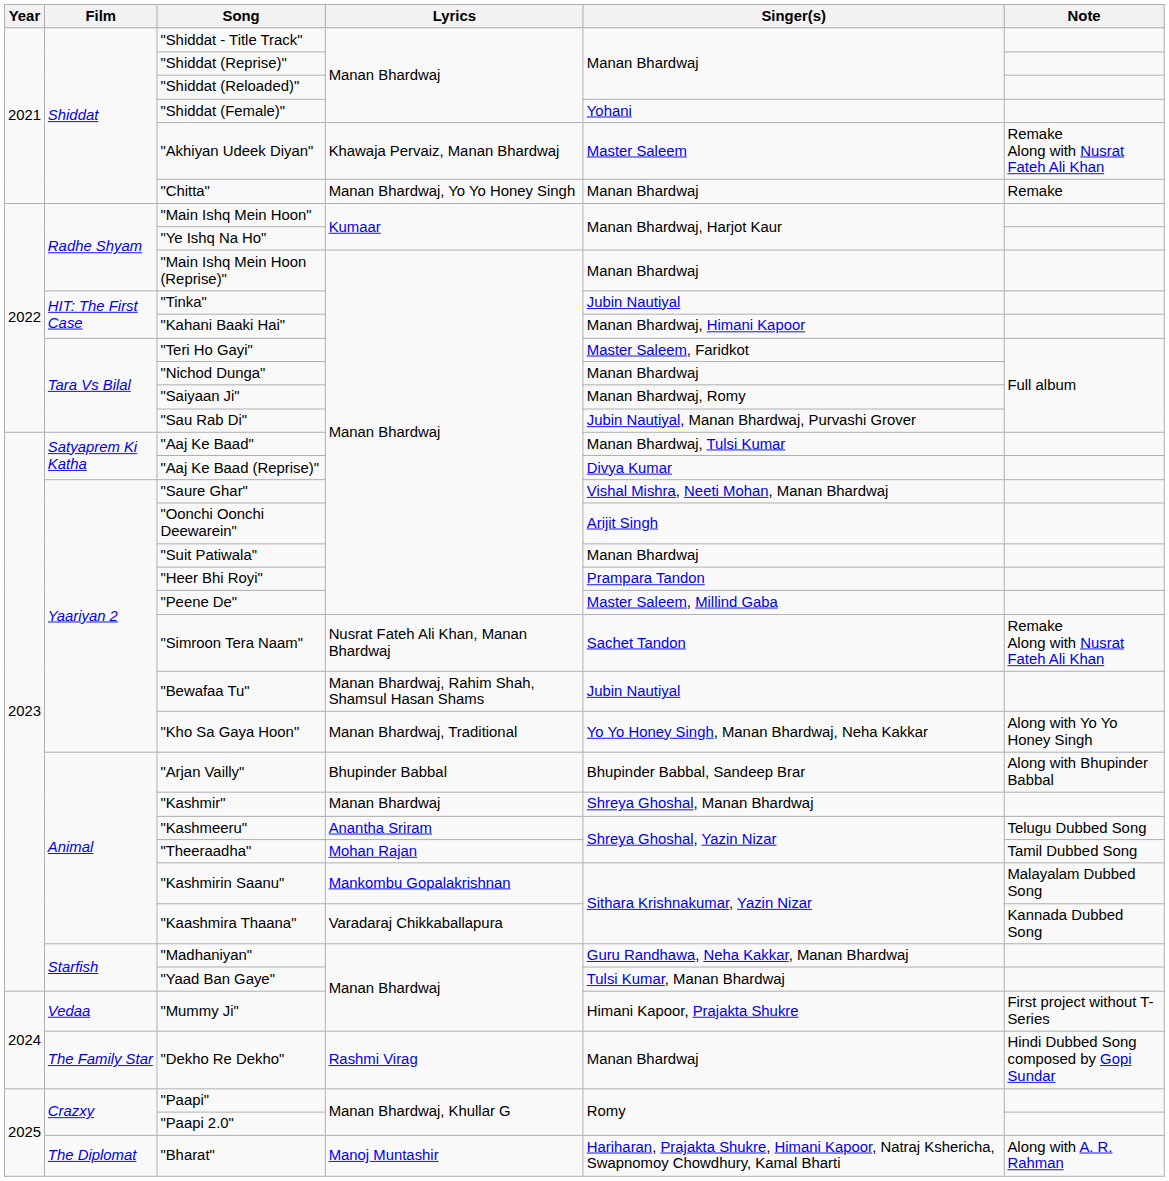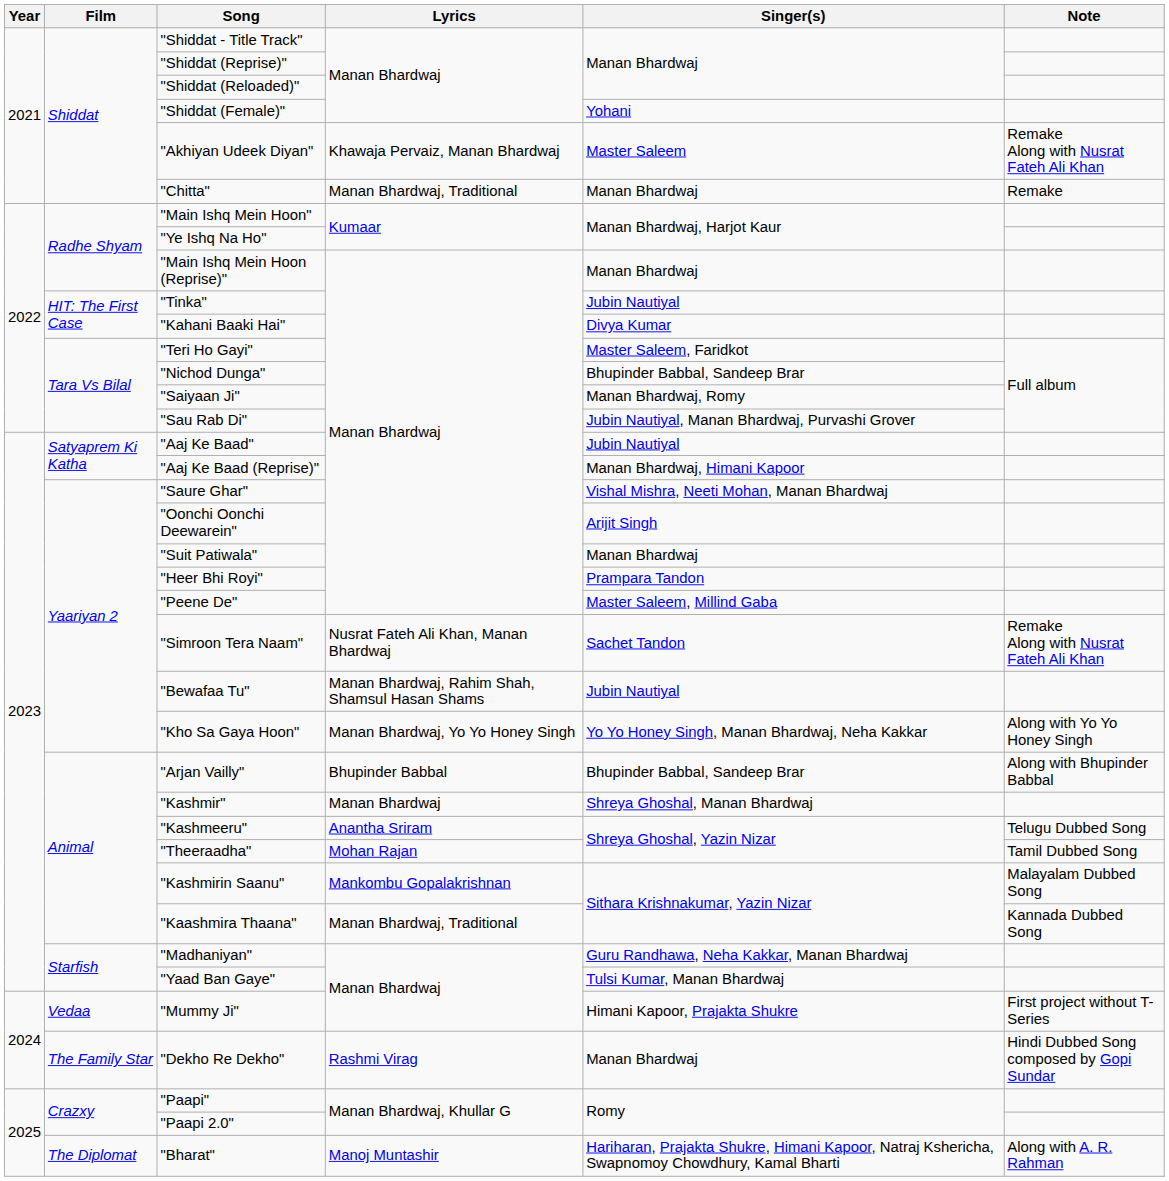(452, 191) Manan Bhardwaj, Yo Yo Honey Singh -> (423, 191) Manan Bhardwaj, Traditional
(696, 326) Manan Bhardwaj, Himani Kapoor -> (629, 326) Divya Kumar
(643, 373) Manan Bhardwaj -> (695, 373) Bhupinder Babbal, Sandeep Brar
(686, 444) Manan Bhardwaj, Tulsi Kumar -> (633, 444) Jubin Nautiyal
(629, 467) Divya Kumar -> (695, 467) Manan Bhardwaj, Himani Kapoor
(423, 731) Manan Bhardwaj, Traditional -> (452, 731) Manan Bhardwaj, Yo Yo Honey Singh
(416, 923) Varadaraj Chikkaballapura -> (423, 923) Manan Bhardwaj, Traditional
